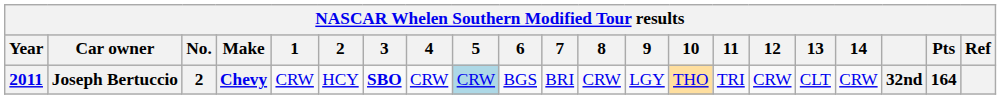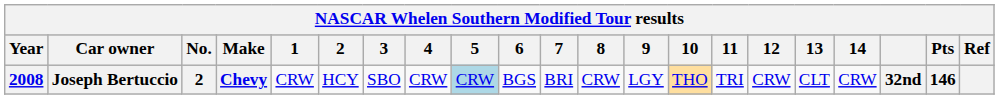(26, 79) 2011 -> (26, 79) 2008
(384, 79) bold -> (384, 79) normal
(944, 79) 164 -> (943, 79) 146
